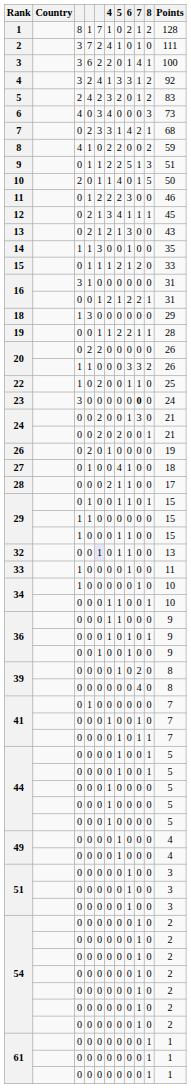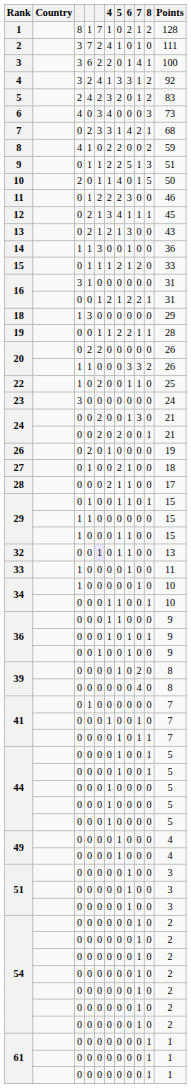(170, 249) 35 -> (170, 249) 36
(139, 401) bold -> (139, 401) normal
(119, 468) 4 -> (119, 468) 2
